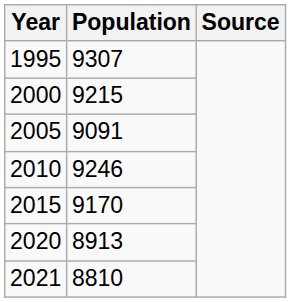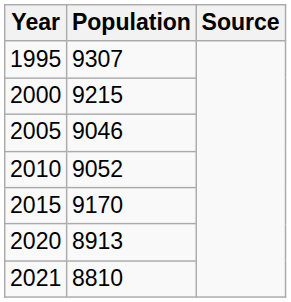(98, 132) 9091 -> (98, 132) 9046
(98, 168) 9246 -> (98, 168) 9052
